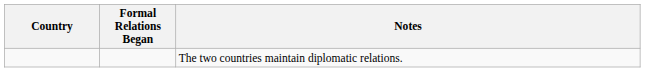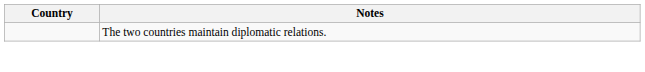- column: (138, 26)
